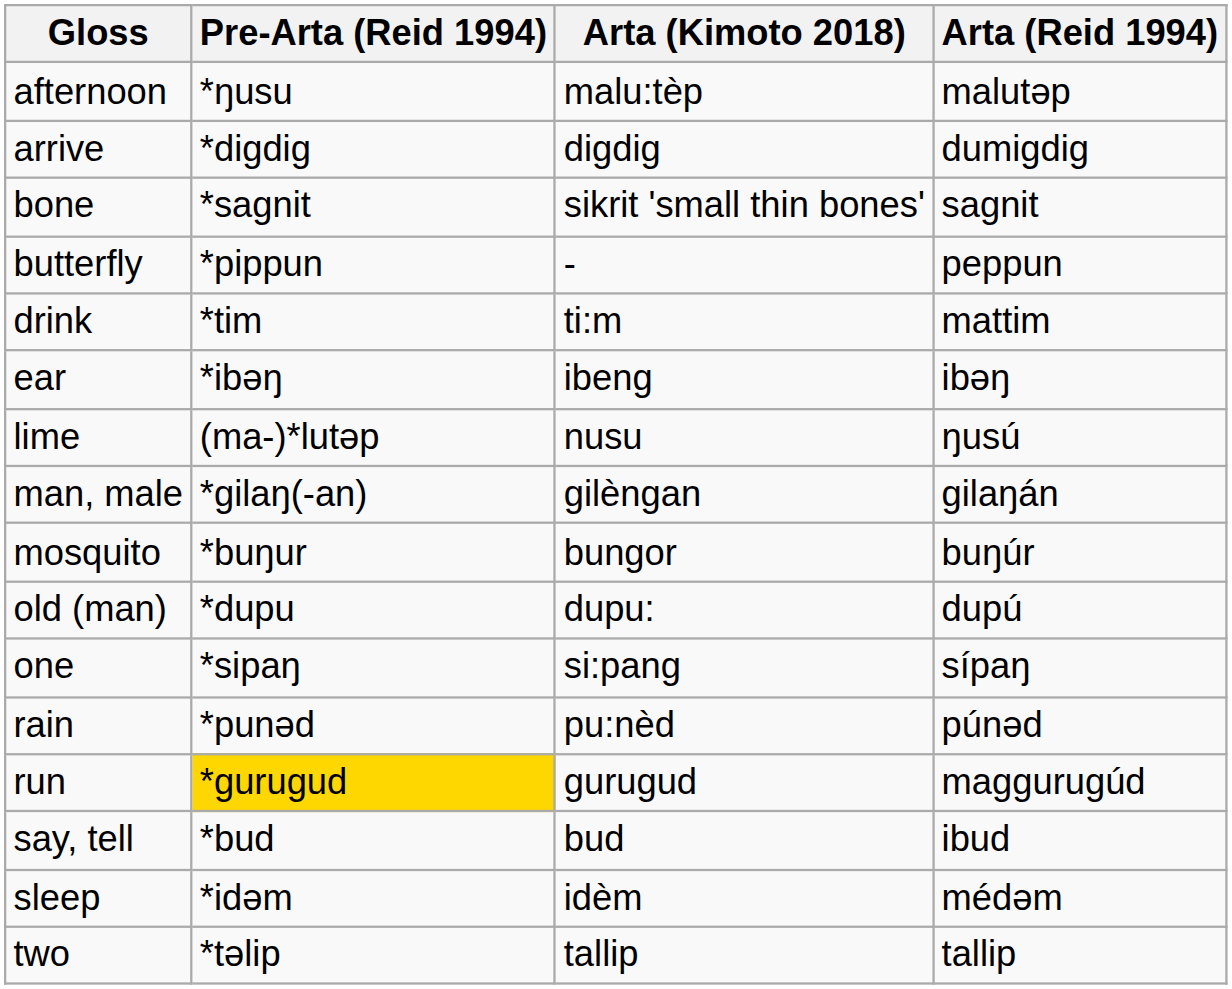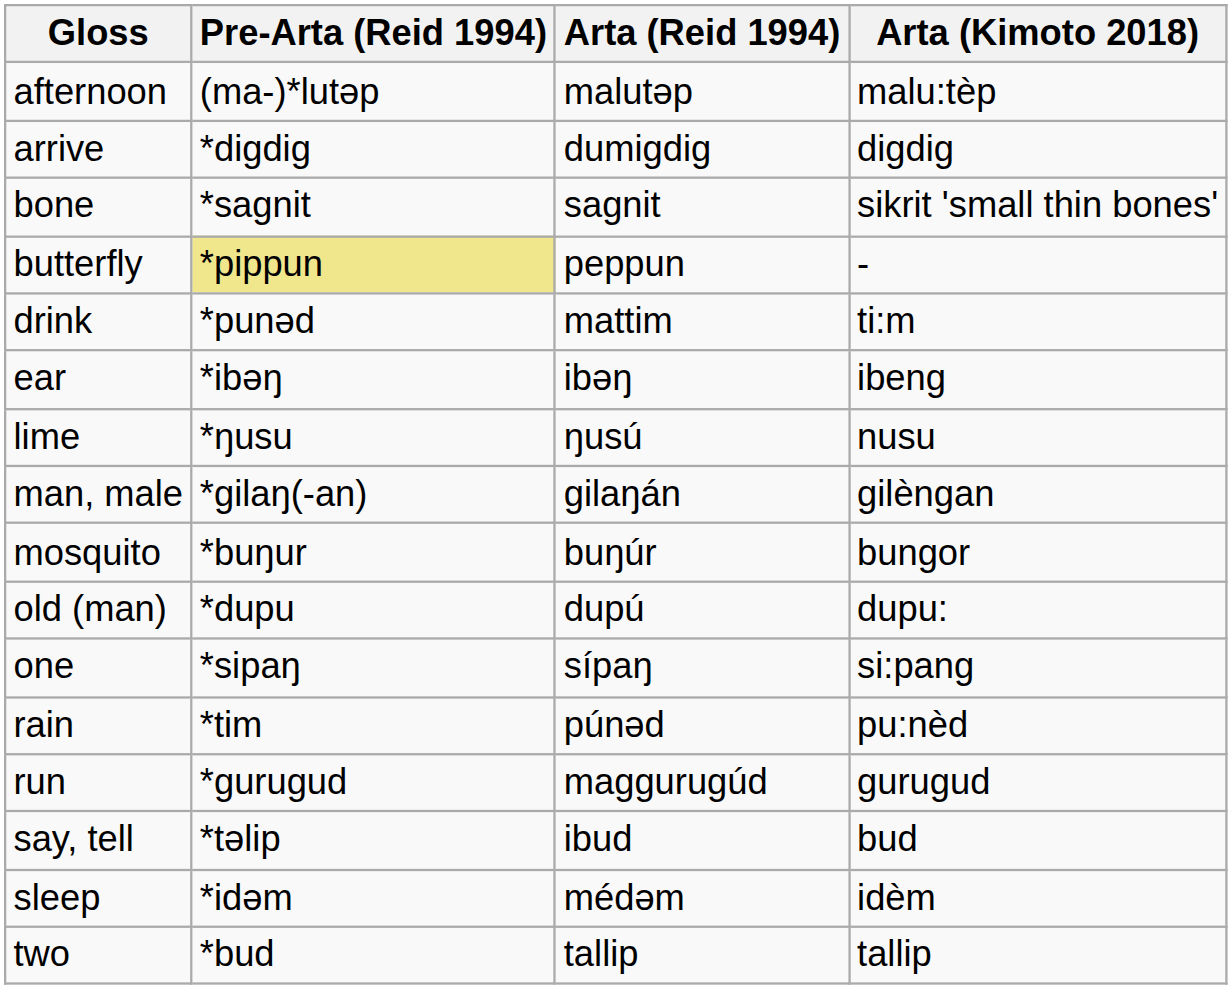columns swapped: (1080, 33) <-> (744, 33)
(246, 90) *ŋusu -> (290, 90) (ma-)*lutəp
(261, 263) no background -> (261, 263) khaki background
(231, 321) *tim -> (257, 321) *punəd
(290, 436) (ma-)*lutəp -> (246, 436) *ŋusu
(257, 724) *punəd -> (231, 724) *tim
(274, 782) gold background -> (274, 782) no background
(237, 839) *bud -> (240, 839) *təlip
(240, 954) *təlip -> (237, 954) *bud
